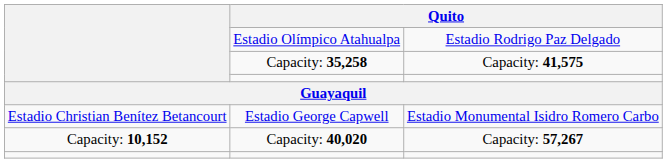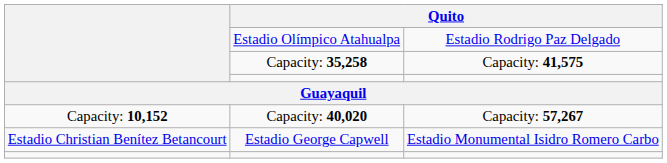rows swapped: (317, 116) <-> (317, 139)
